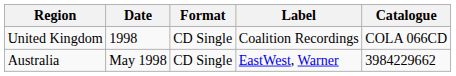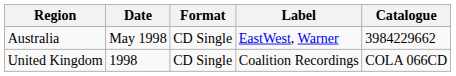rows swapped: (33, 60) <-> (55, 37)
